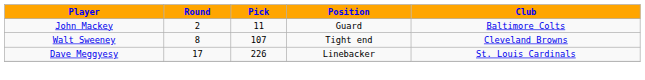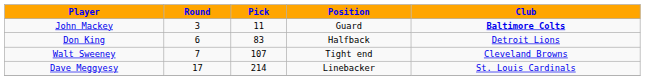(197, 26) 2 -> (197, 26) 3
(526, 26) normal -> (526, 26) bold
+ row: (84, 40)
(197, 40) 8 -> (197, 54) 7
(259, 54) 226 -> (259, 68) 214
